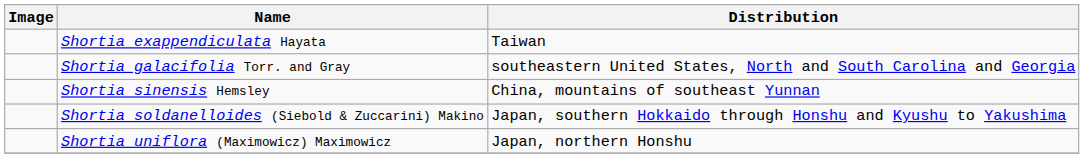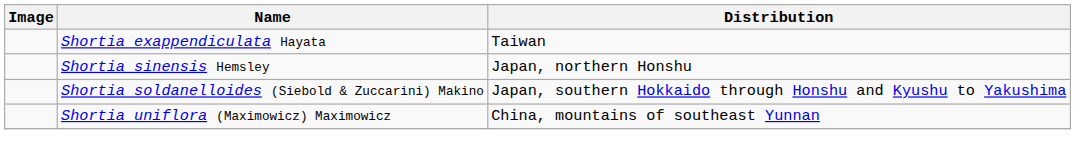- row: (206, 67)
(655, 91) China, mountains of southeast Yunnan -> (592, 67) Japan, northern Honshu
(592, 141) Japan, northern Honshu -> (655, 116) China, mountains of southeast Yunnan
